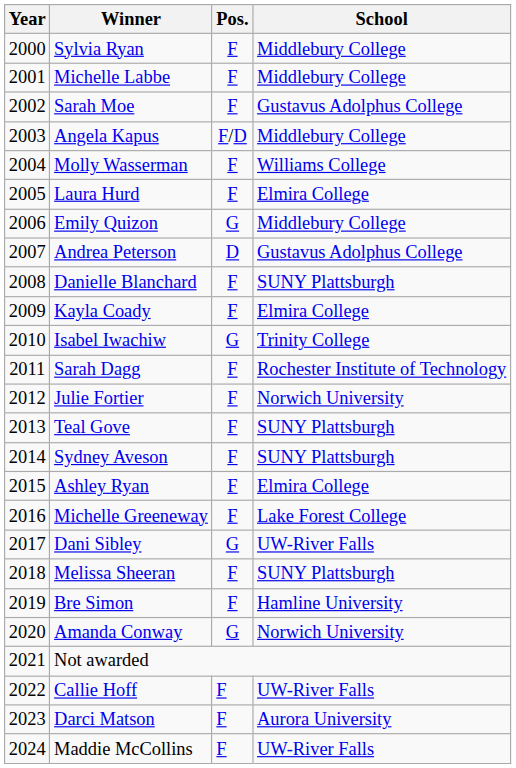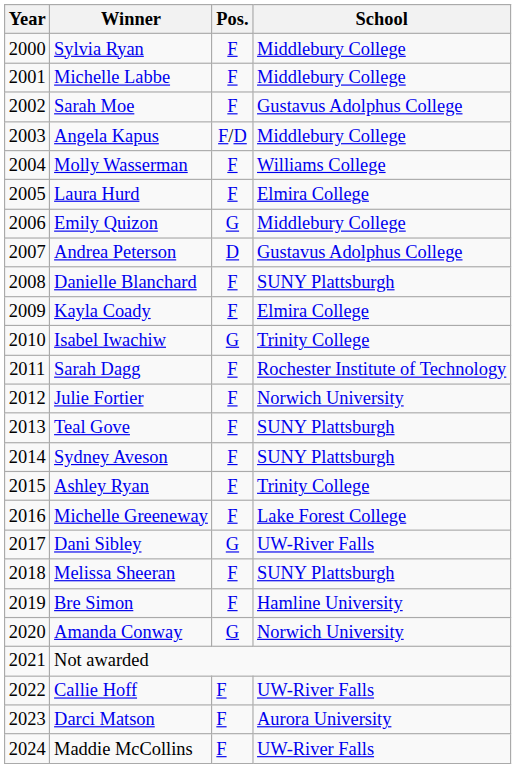(313, 485) Elmira College -> (313, 485) Trinity College
